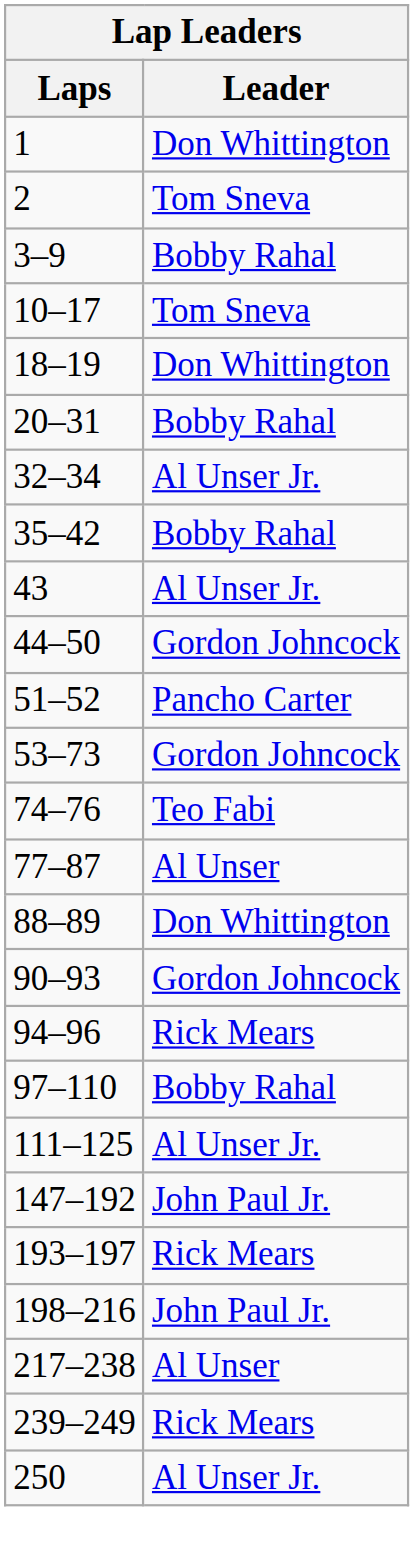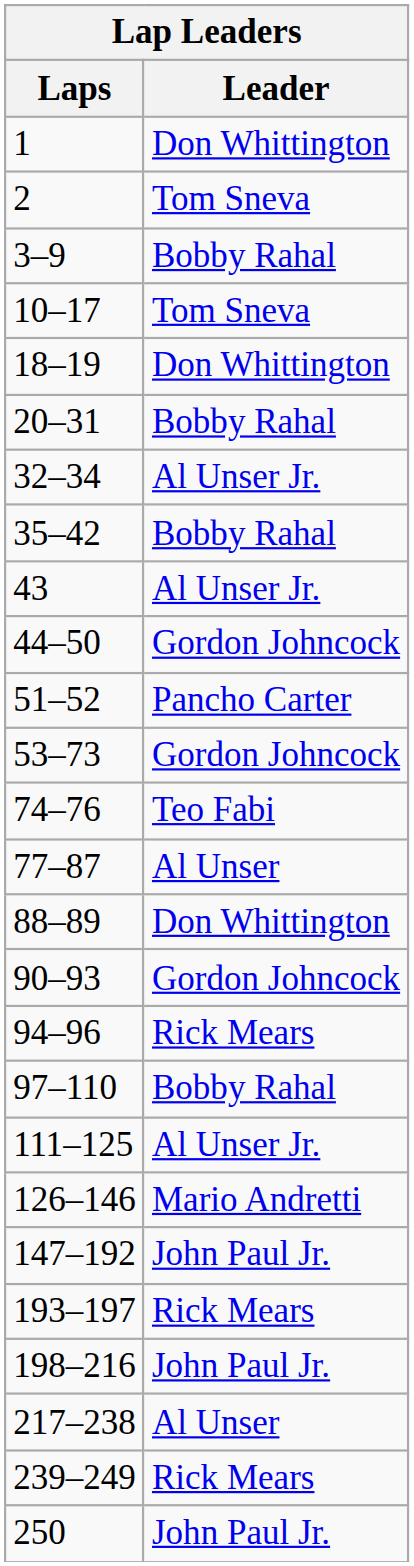+ row: (74, 1199)
(236, 1477) Al Unser Jr. -> (241, 1532) John Paul Jr.
